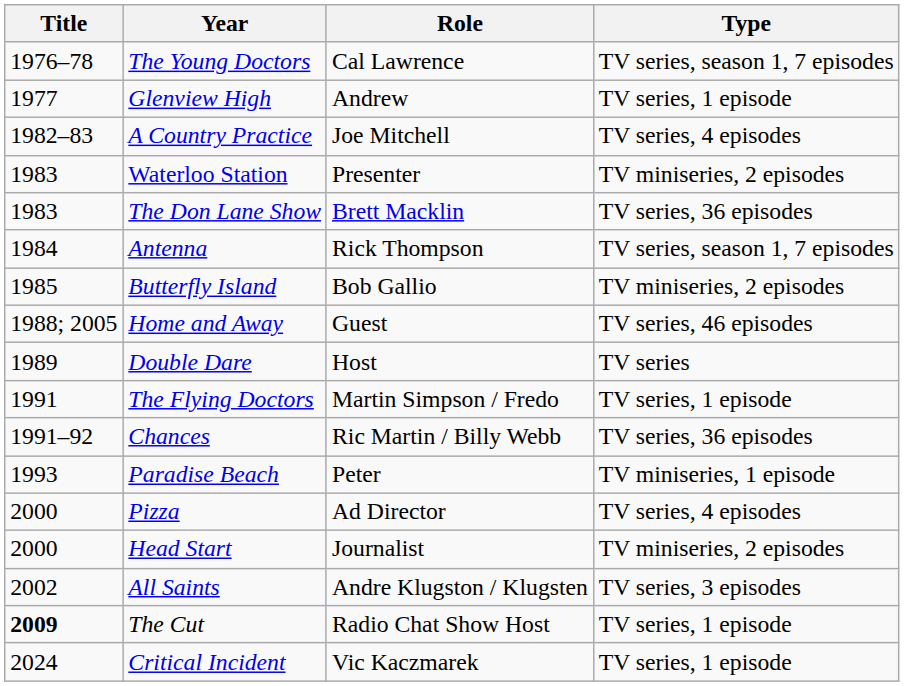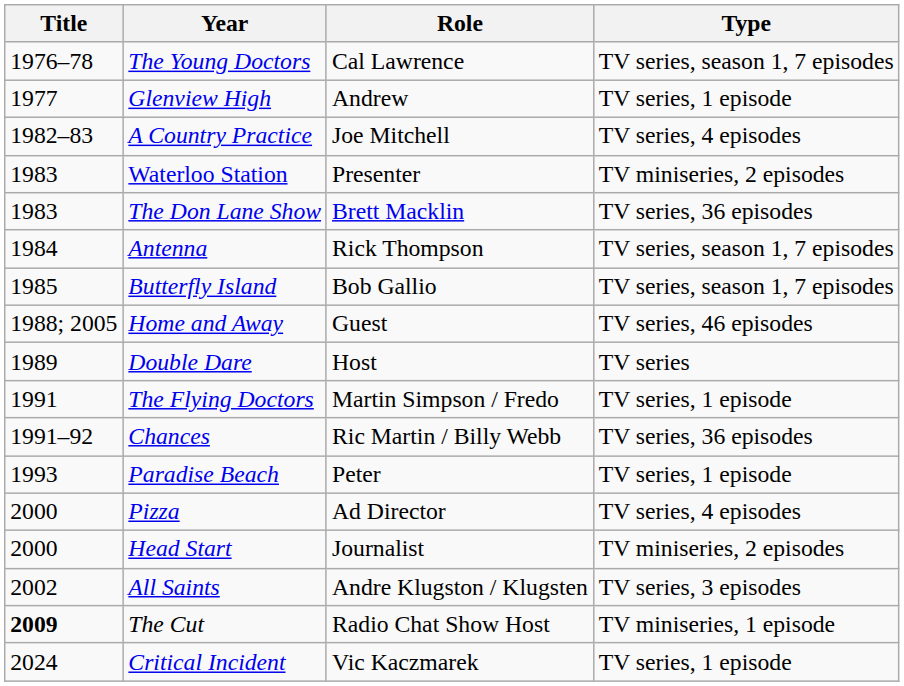(722, 286) TV miniseries, 2 episodes -> (746, 286) TV series, season 1, 7 episodes
(717, 473) TV miniseries, 1 episode -> (695, 473) TV series, 1 episode
(695, 624) TV series, 1 episode -> (717, 624) TV miniseries, 1 episode
